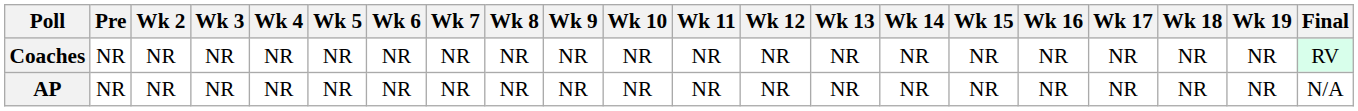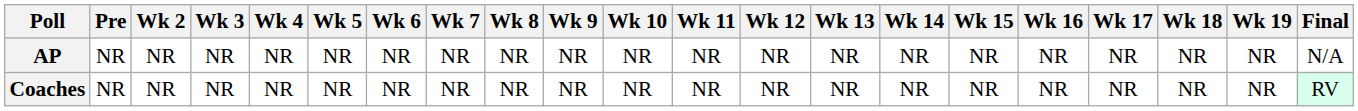rows swapped: (47, 88) <-> (47, 55)
